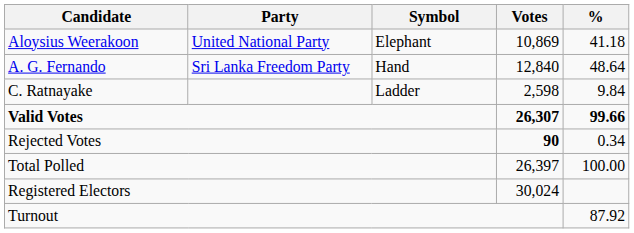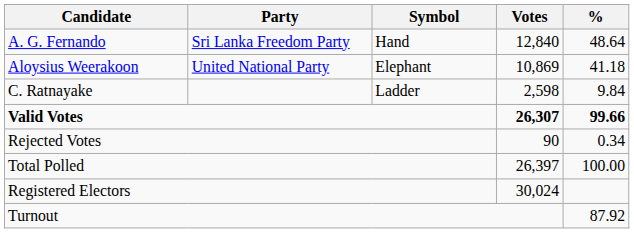rows swapped: (57, 66) <-> (73, 41)
(551, 141) bold -> (551, 141) normal
